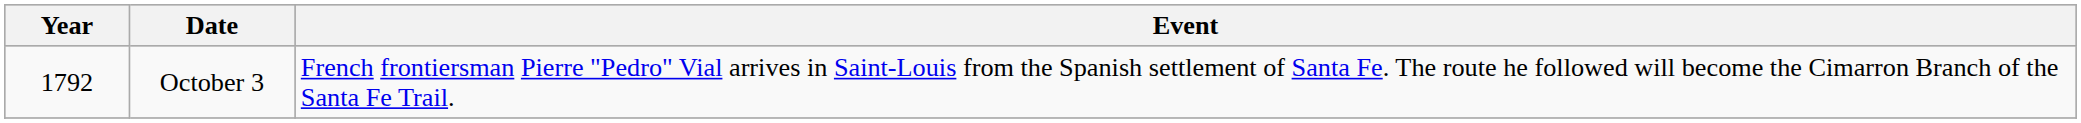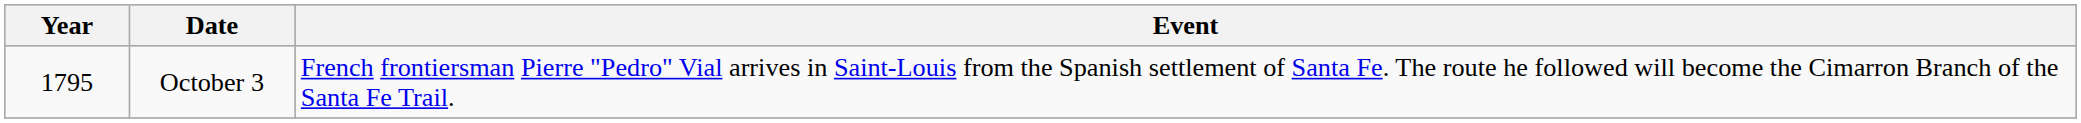(67, 81) 1792 -> (67, 81) 1795
